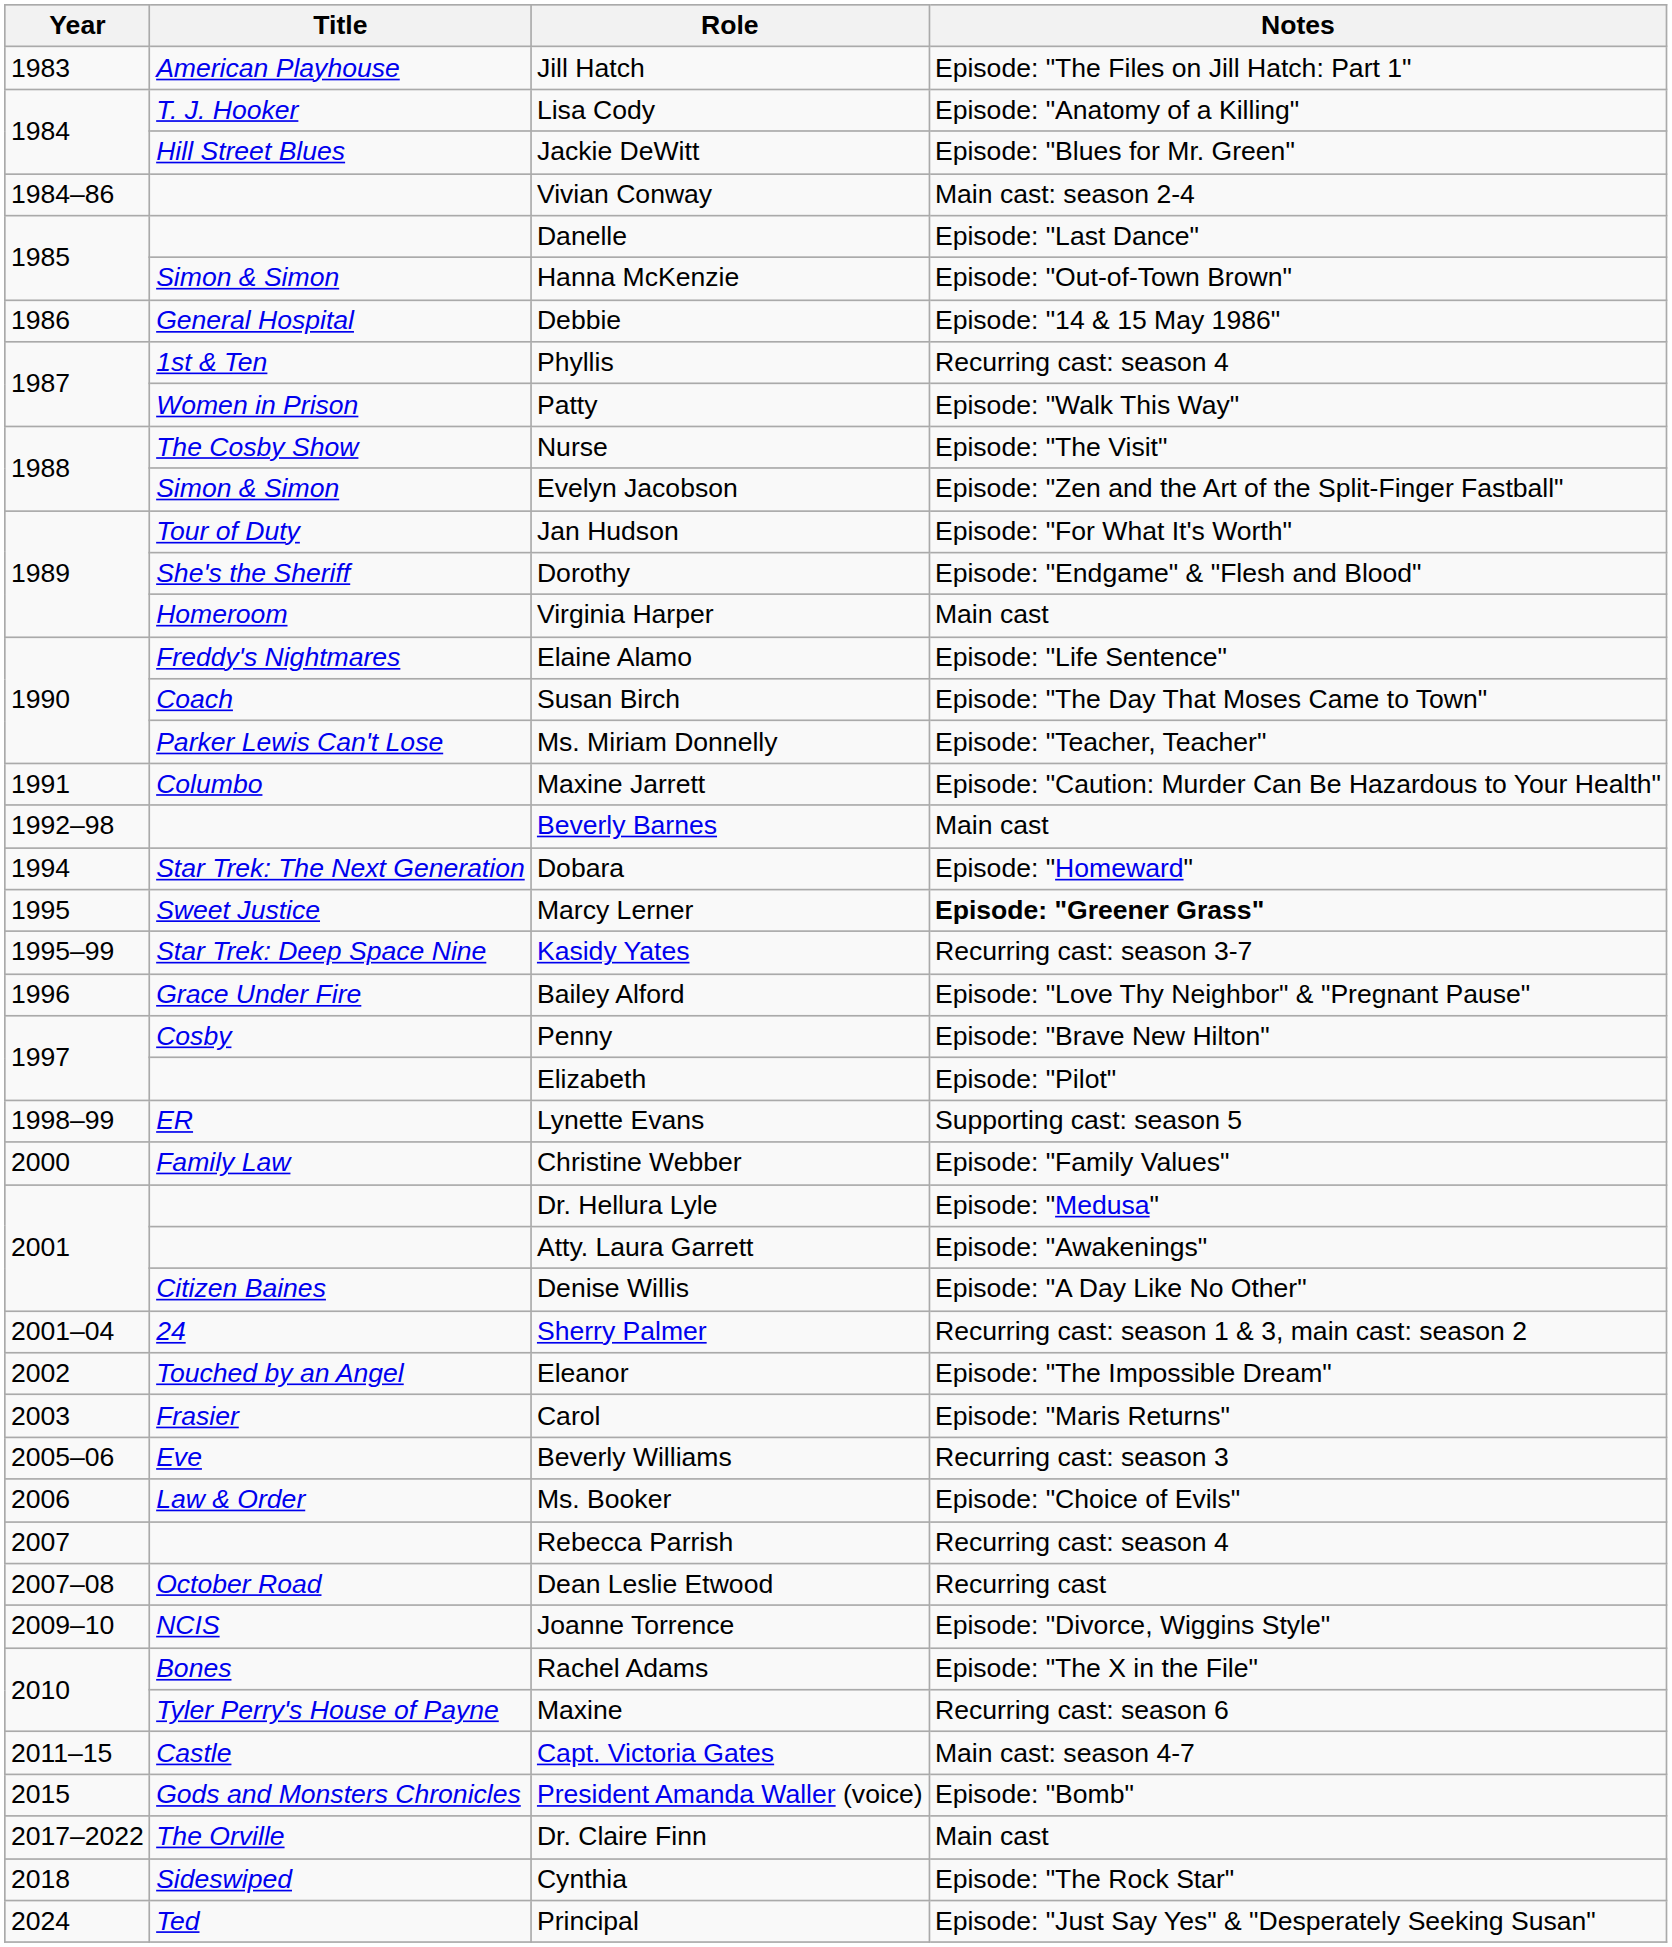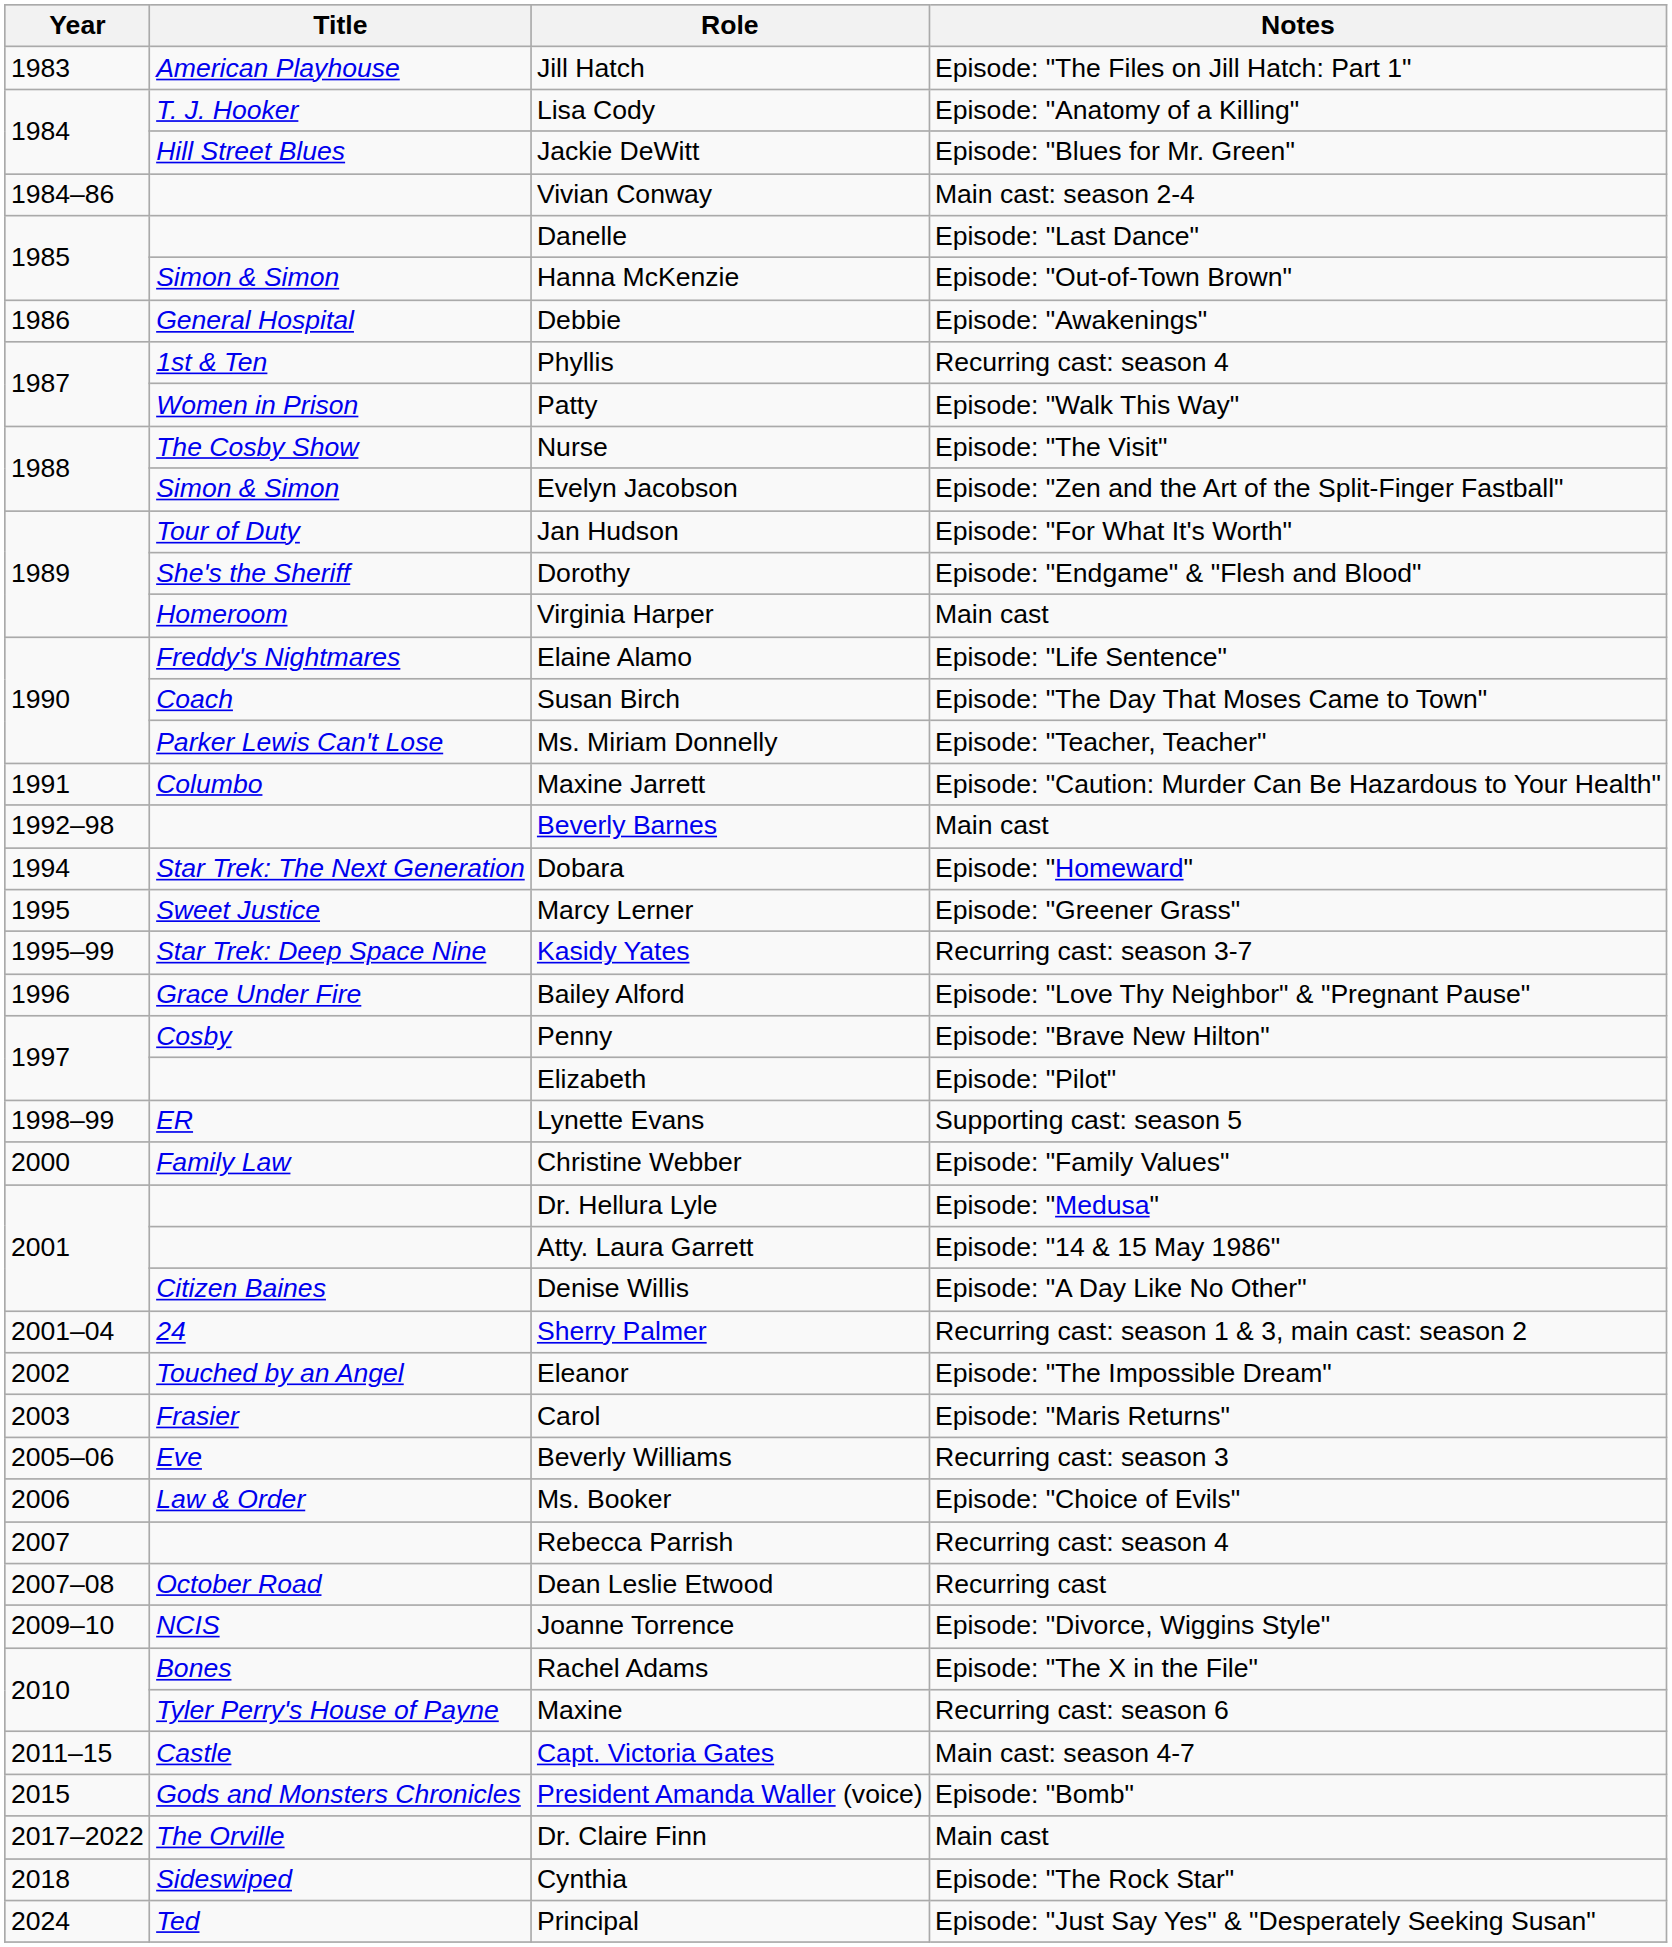(1108, 320) Episode: "14 & 15 May 1986" -> (1071, 320) Episode: "Awakenings"
(1100, 910) bold -> (1088, 910) normal
(1071, 1247) Episode: "Awakenings" -> (1108, 1247) Episode: "14 & 15 May 1986"
